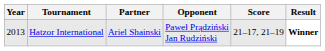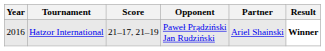columns swapped: (134, 12) <-> (259, 12)
(16, 33) 2013 -> (16, 33) 2016
